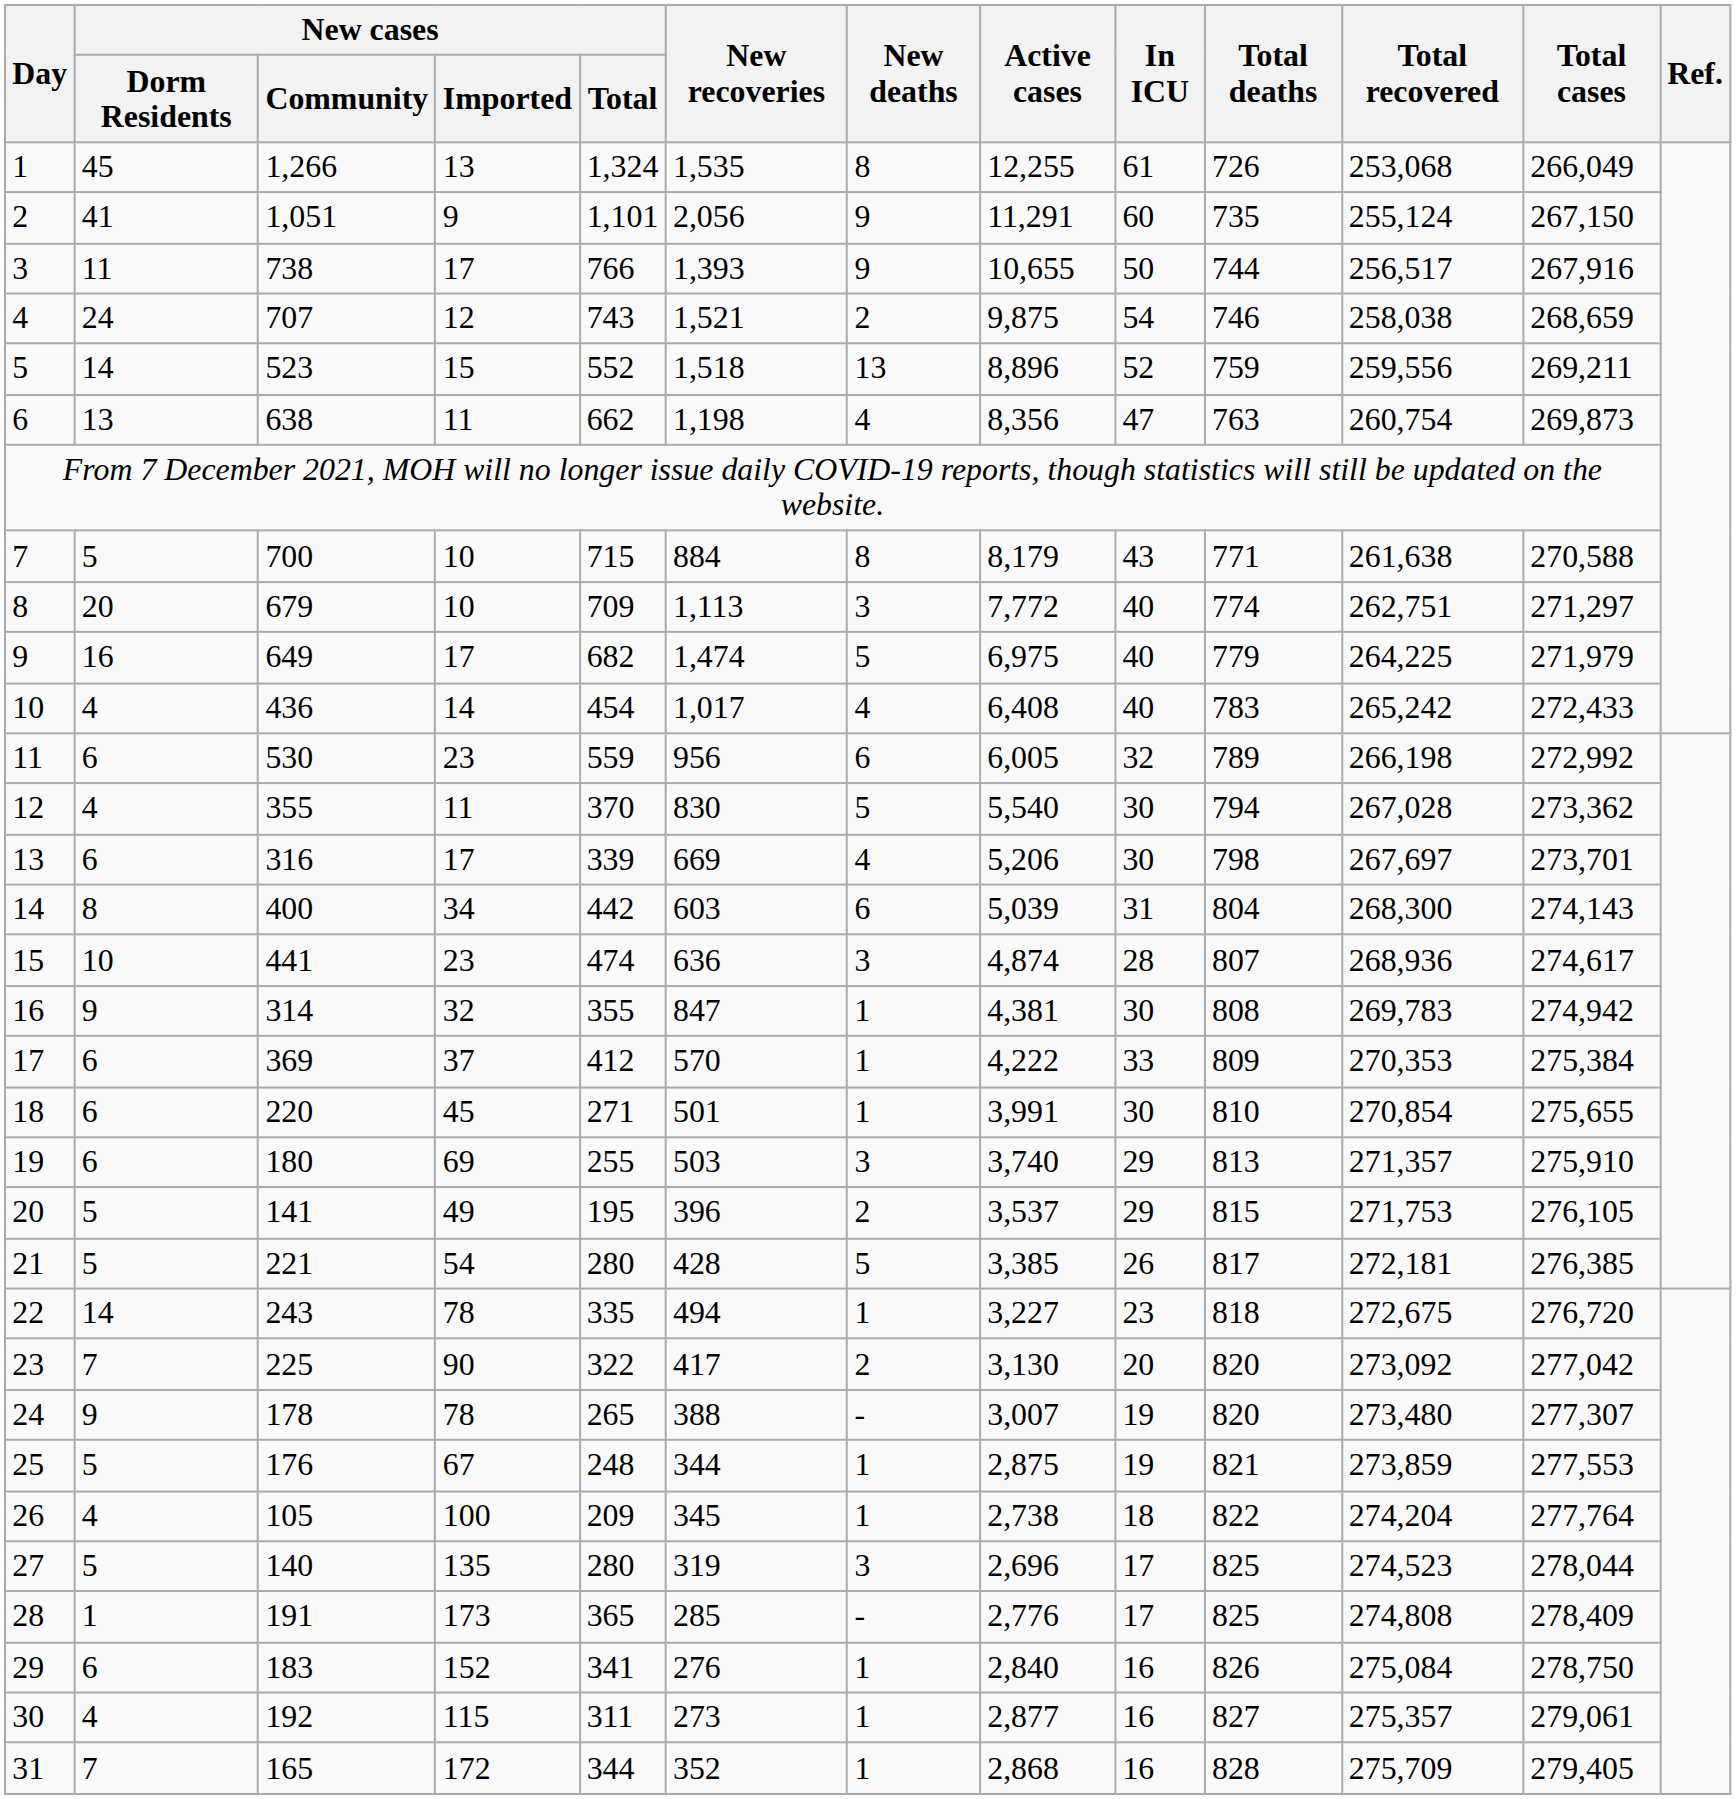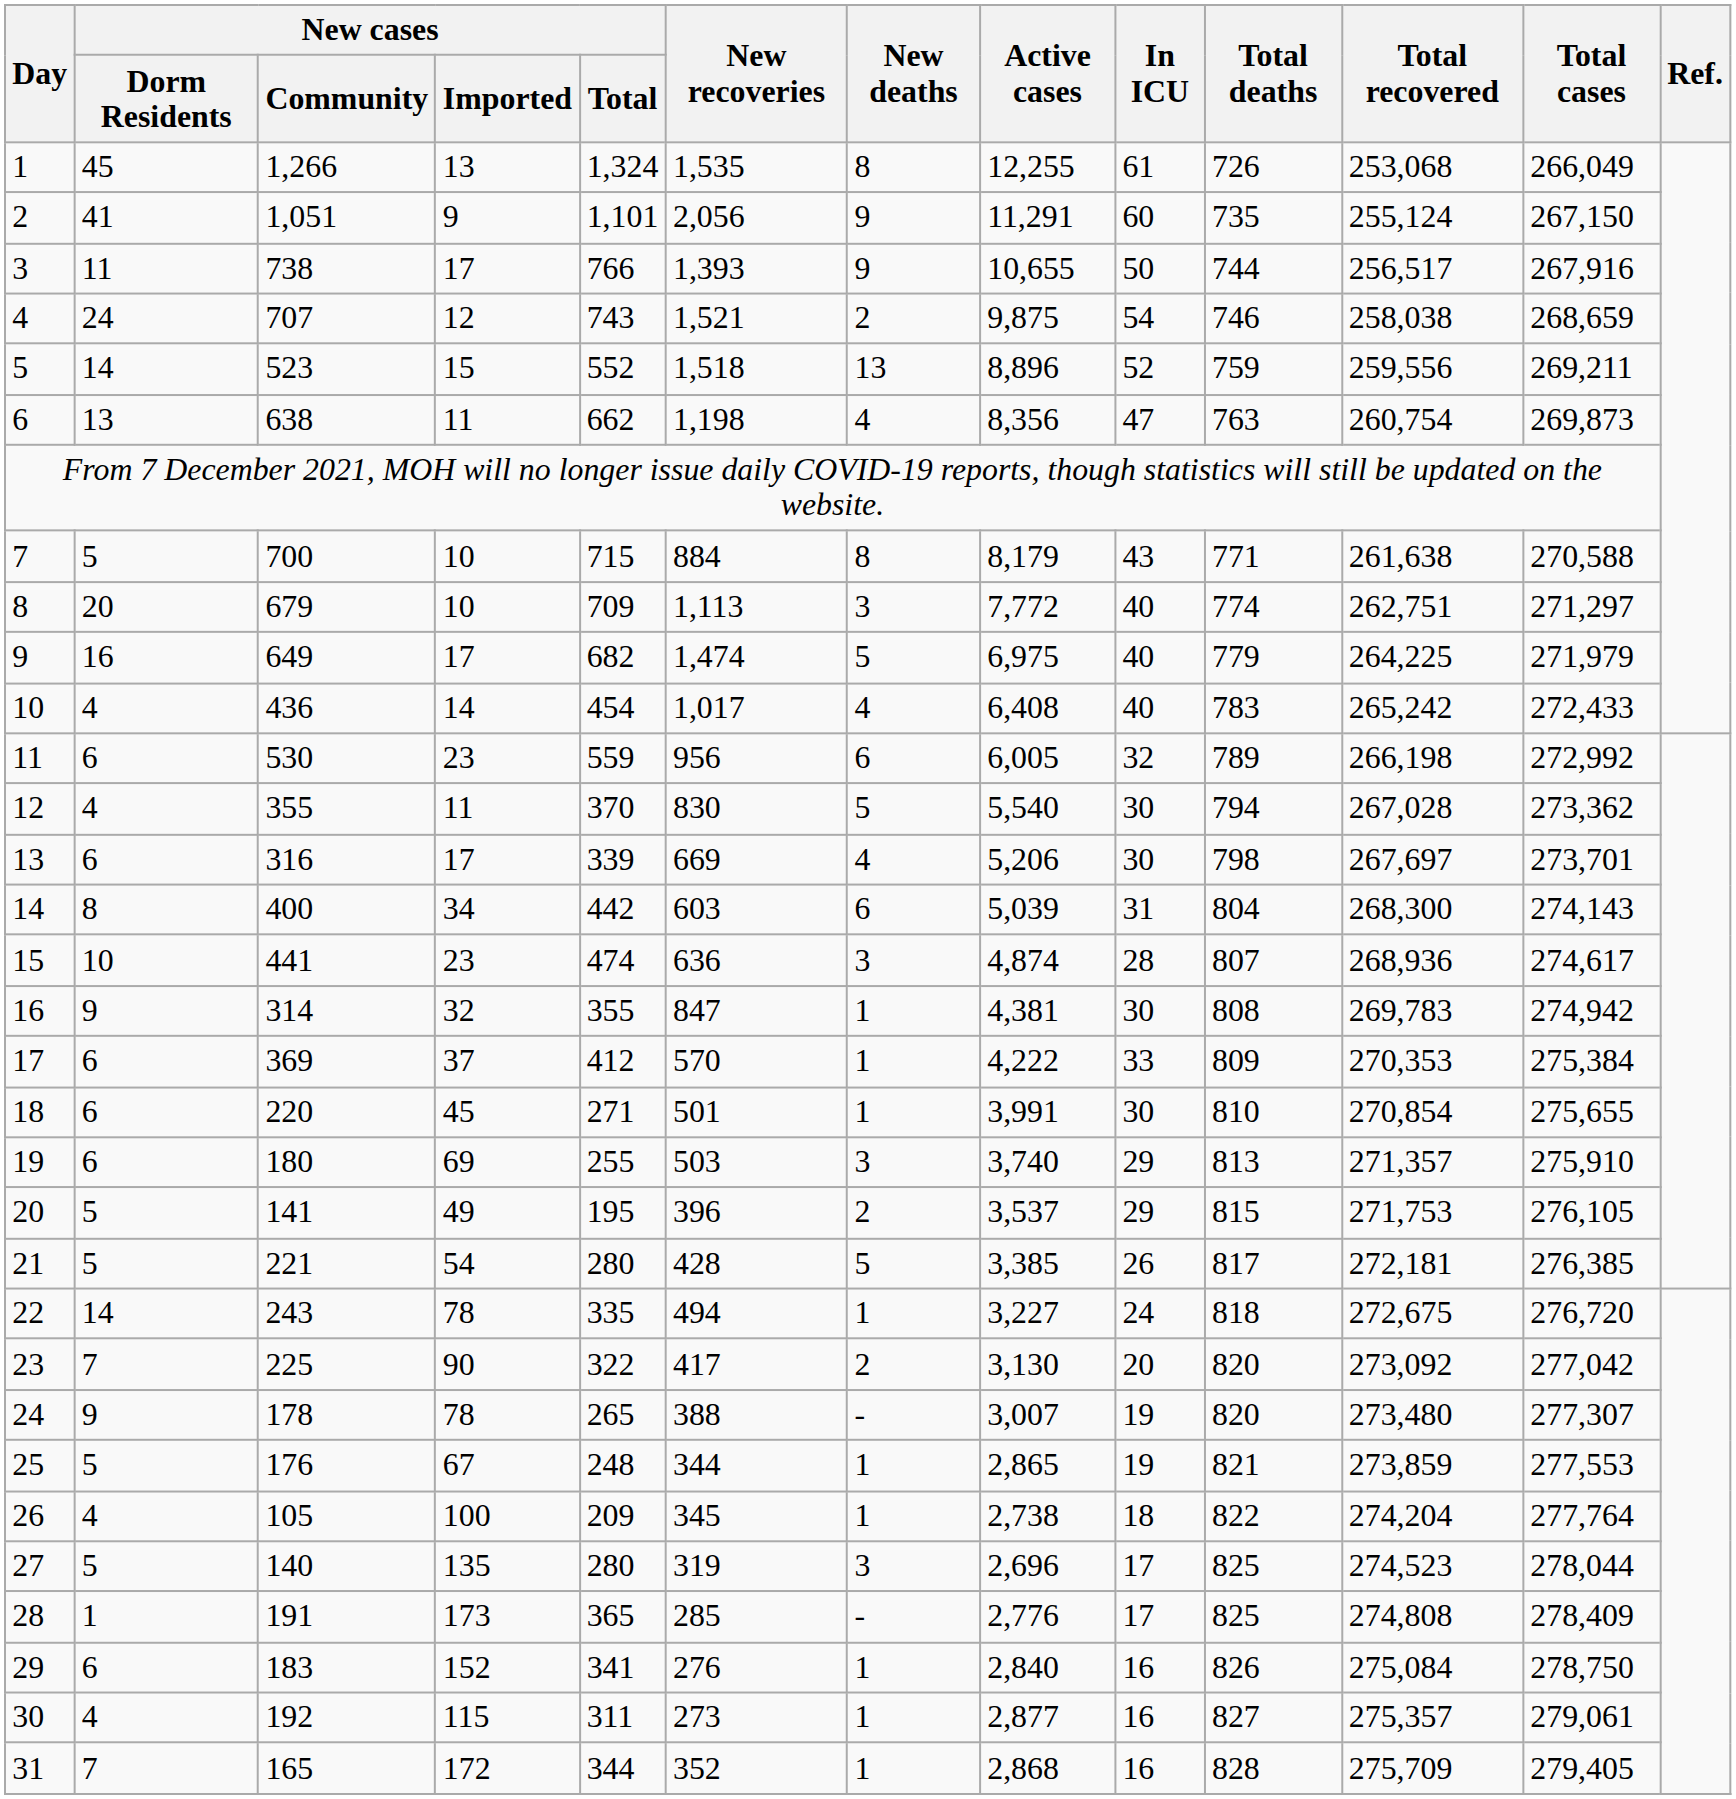(1138, 1313) 23 -> (1138, 1313) 24
(1023, 1464) 2,875 -> (1023, 1464) 2,865
